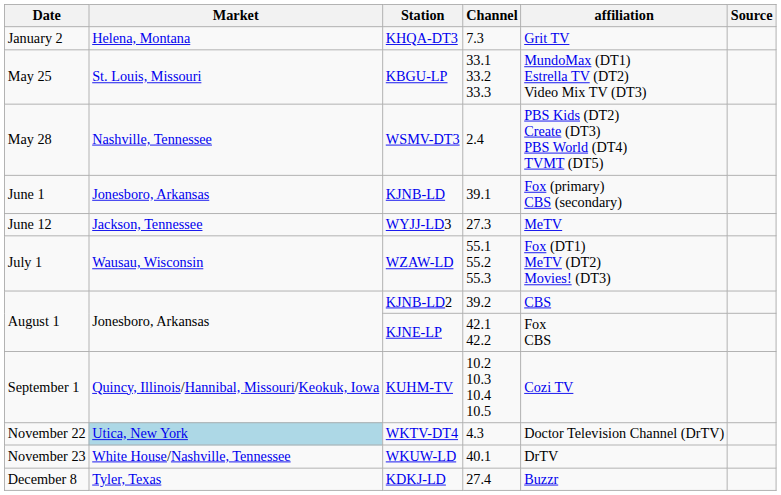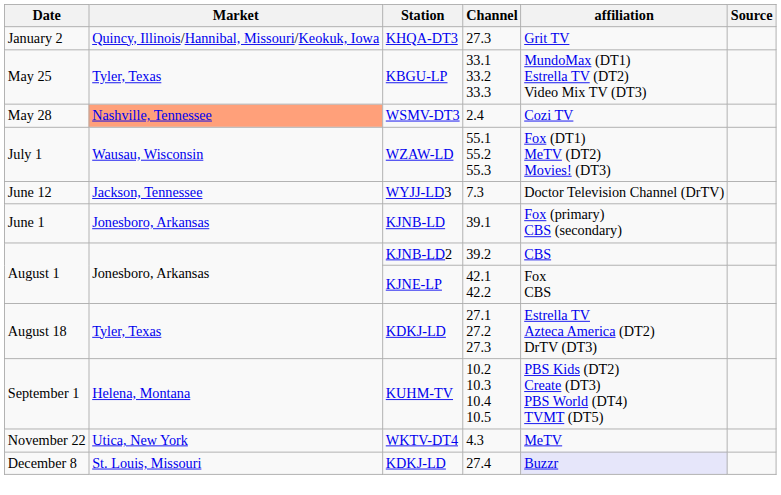(141, 38) Helena, Montana -> (236, 38) Quincy, Illinois/Hannibal, Missouri/Keokuk, Iowa
(475, 38) 7.3 -> (479, 38) 27.3
(147, 76) St. Louis, Missouri -> (127, 76) Tyler, Texas
(152, 139) no background -> (152, 115) lightsalmon background
(576, 139) PBS Kids (DT2) Create (DT3) PBS World (DT4) TVMT (DT5) -> (549, 115) Cozi TV
rows swapped: (26, 194) <-> (25, 263)
(479, 224) 27.3 -> (475, 192) 7.3
(543, 224) MeTV -> (624, 192) Doctor Television Channel (DrTV)
+ row: (37, 331)
(236, 387) Quincy, Illinois/Hannibal, Missouri/Keokuk, Iowa -> (141, 393) Helena, Montana
(549, 387) Cozi TV -> (576, 393) PBS Kids (DT2) Create (DT3) PBS World (DT4) TVMT (DT5)
(140, 433) lightblue background -> (140, 440) no background
(624, 433) Doctor Television Channel (DrTV) -> (543, 440) MeTV
- row: (47, 456)
(127, 479) Tyler, Texas -> (147, 463) St. Louis, Missouri
(541, 479) no background -> (541, 463) lavender background
